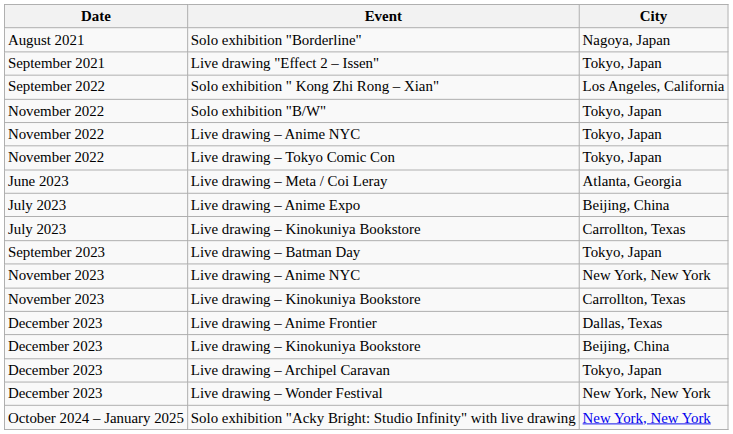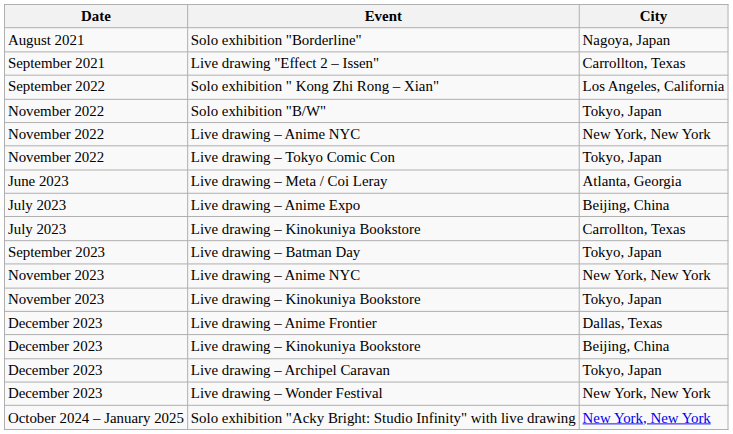(622, 63) Tokyo, Japan -> (634, 63) Carrollton, Texas
(622, 134) Tokyo, Japan -> (647, 134) New York, New York
(634, 299) Carrollton, Texas -> (622, 299) Tokyo, Japan
